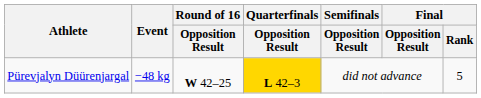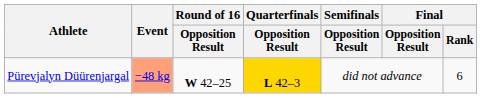(152, 75) no background -> (152, 75) lightsalmon background
(460, 75) 5 -> (460, 75) 6
